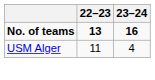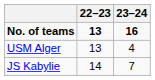(95, 49) 11 -> (95, 49) 13
+ row: (34, 67)
